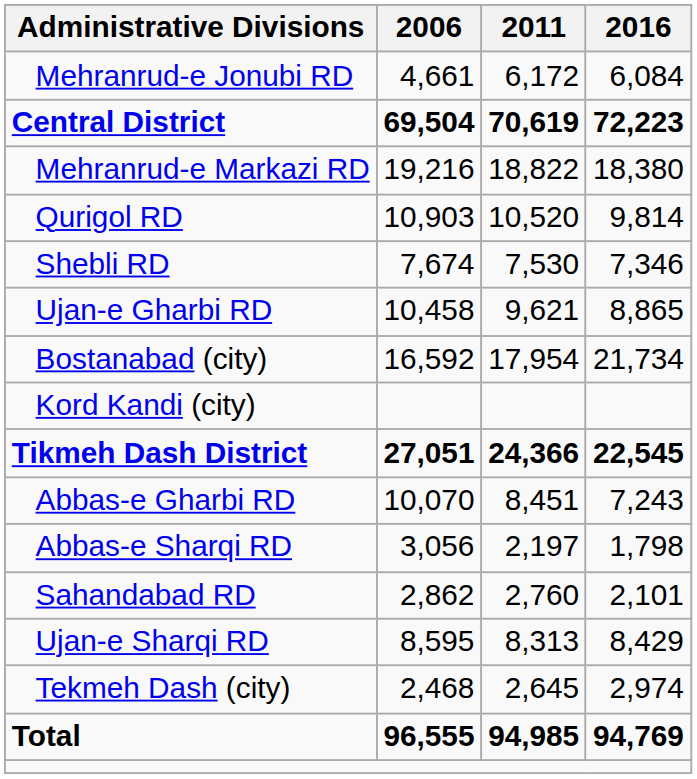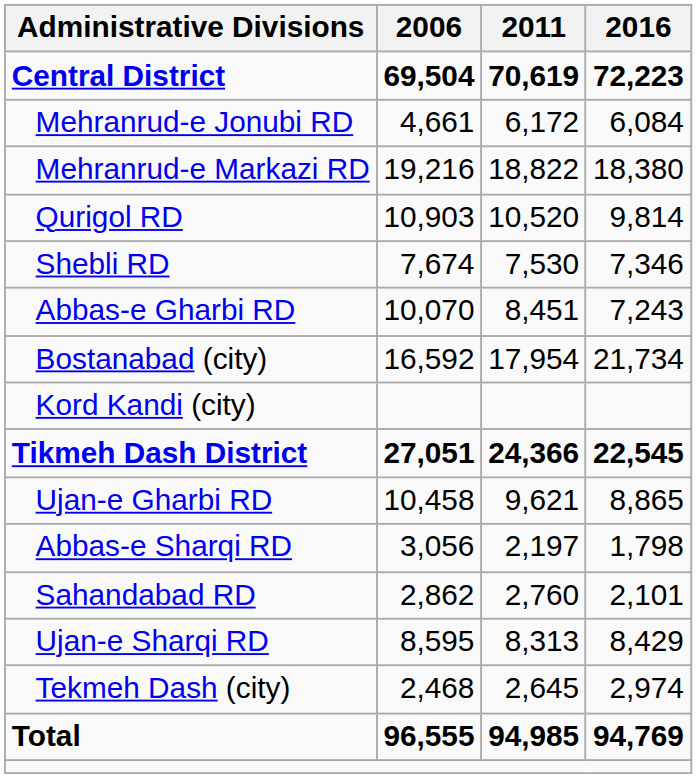rows swapped: (118, 122) <-> (194, 75)
rows swapped: (154, 311) <-> (165, 500)
